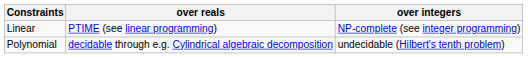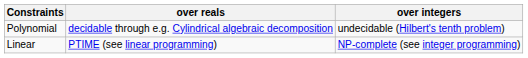rows swapped: (21, 28) <-> (32, 45)
